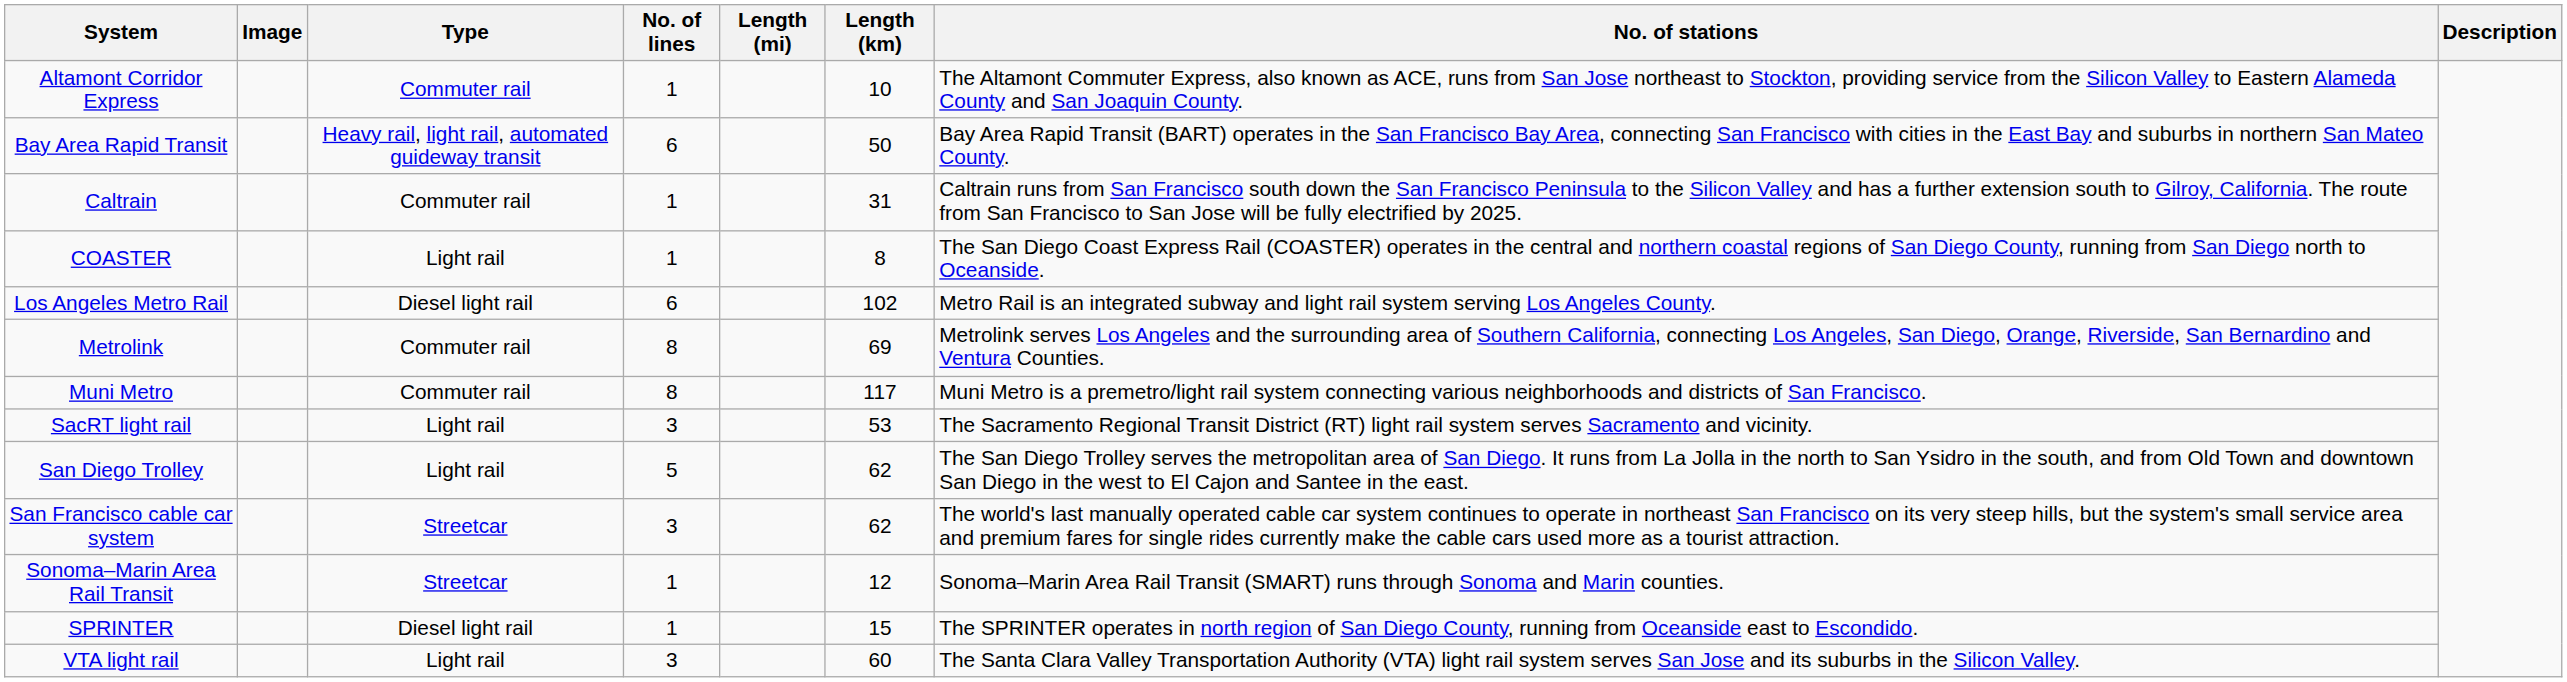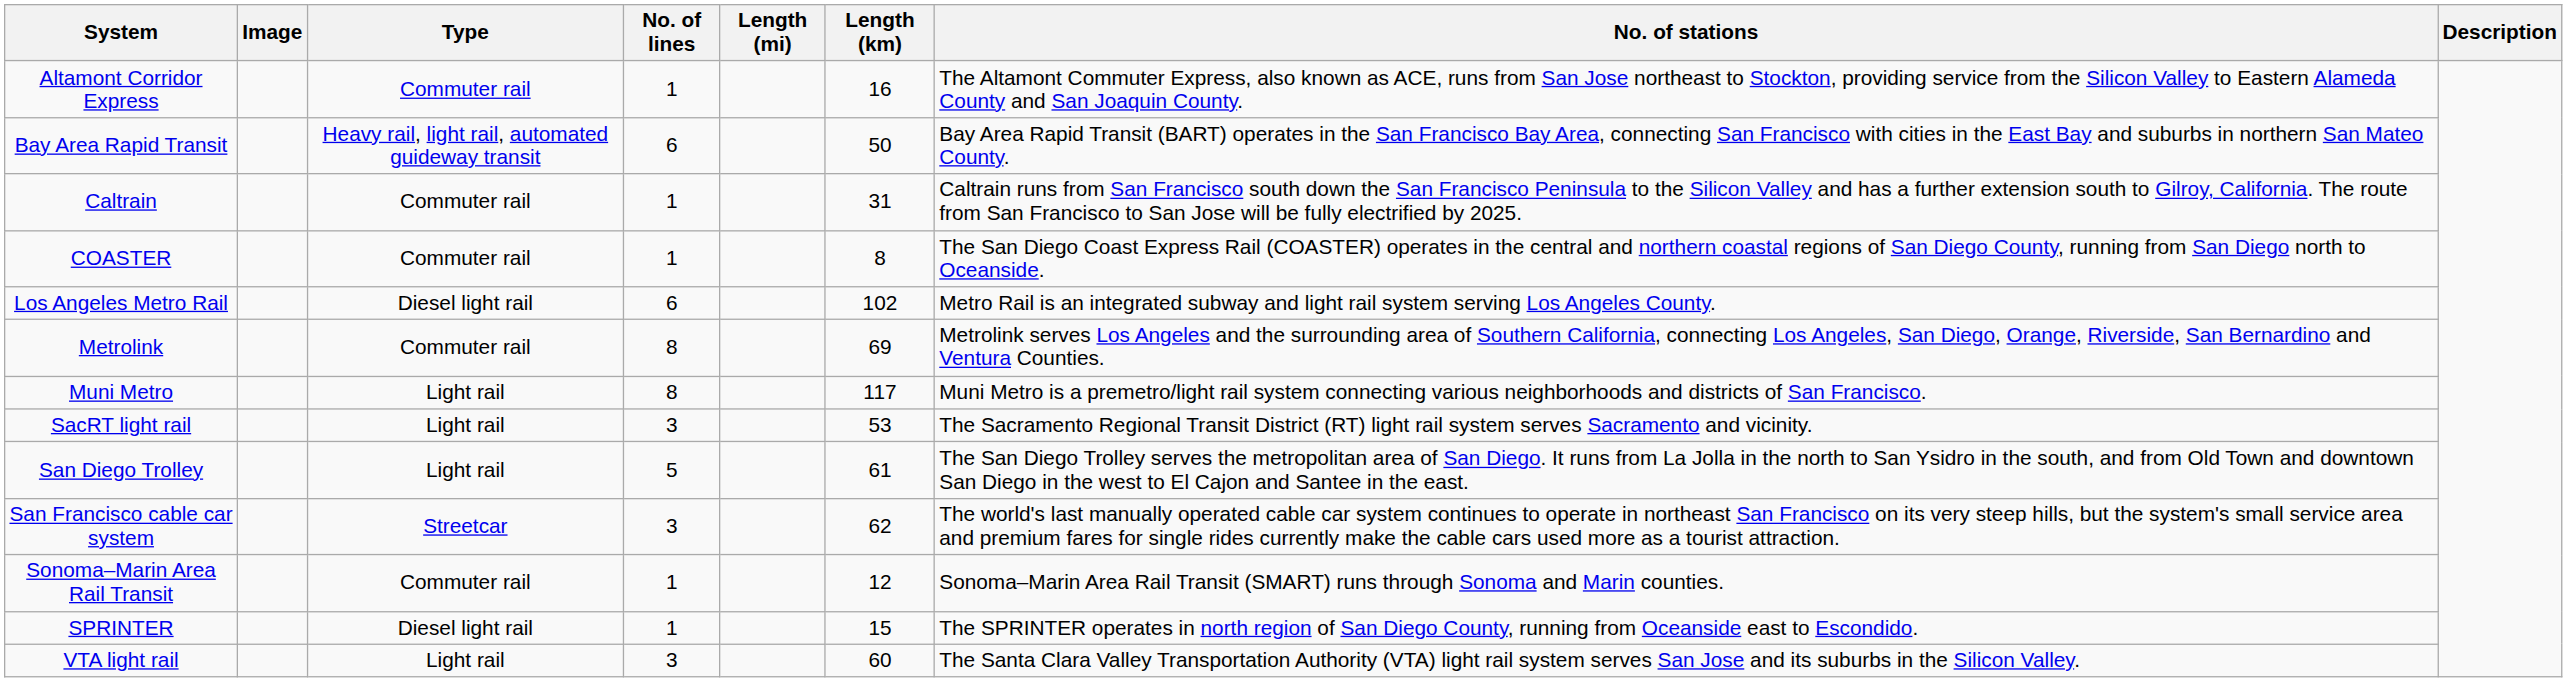(880, 89) 10 -> (880, 89) 16
(465, 258) Light rail -> (465, 258) Commuter rail
(465, 392) Commuter rail -> (465, 392) Light rail
(880, 469) 62 -> (880, 469) 61
(465, 582) Streetcar -> (465, 582) Commuter rail
